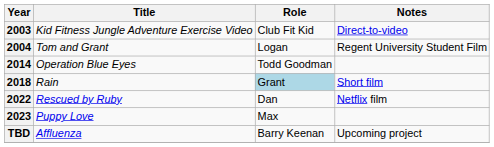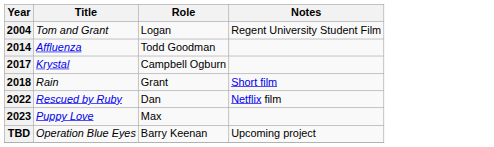- row: (19, 30)
(86, 64) Operation Blue Eyes -> (59, 47) Affluenza
+ row: (19, 64)
(271, 82) lightblue background -> (154, 82) no background
(59, 133) Affluenza -> (86, 133) Operation Blue Eyes
